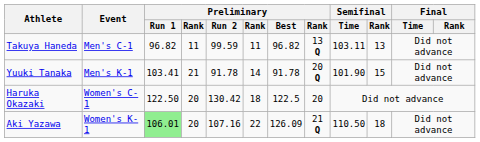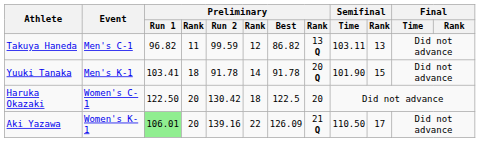(255, 46) 11 -> (255, 46) 12
(286, 46) 96.82 -> (286, 46) 86.82
(193, 72) 21 -> (193, 72) 18
(224, 124) 107.16 -> (224, 124) 139.16
(380, 124) 18 -> (380, 124) 17
